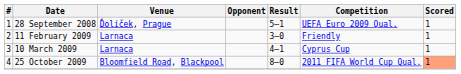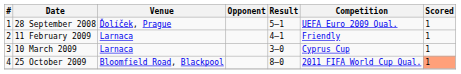(277, 37) 3–0 -> (277, 37) 4–1
(277, 50) 4–1 -> (277, 50) 3–0
